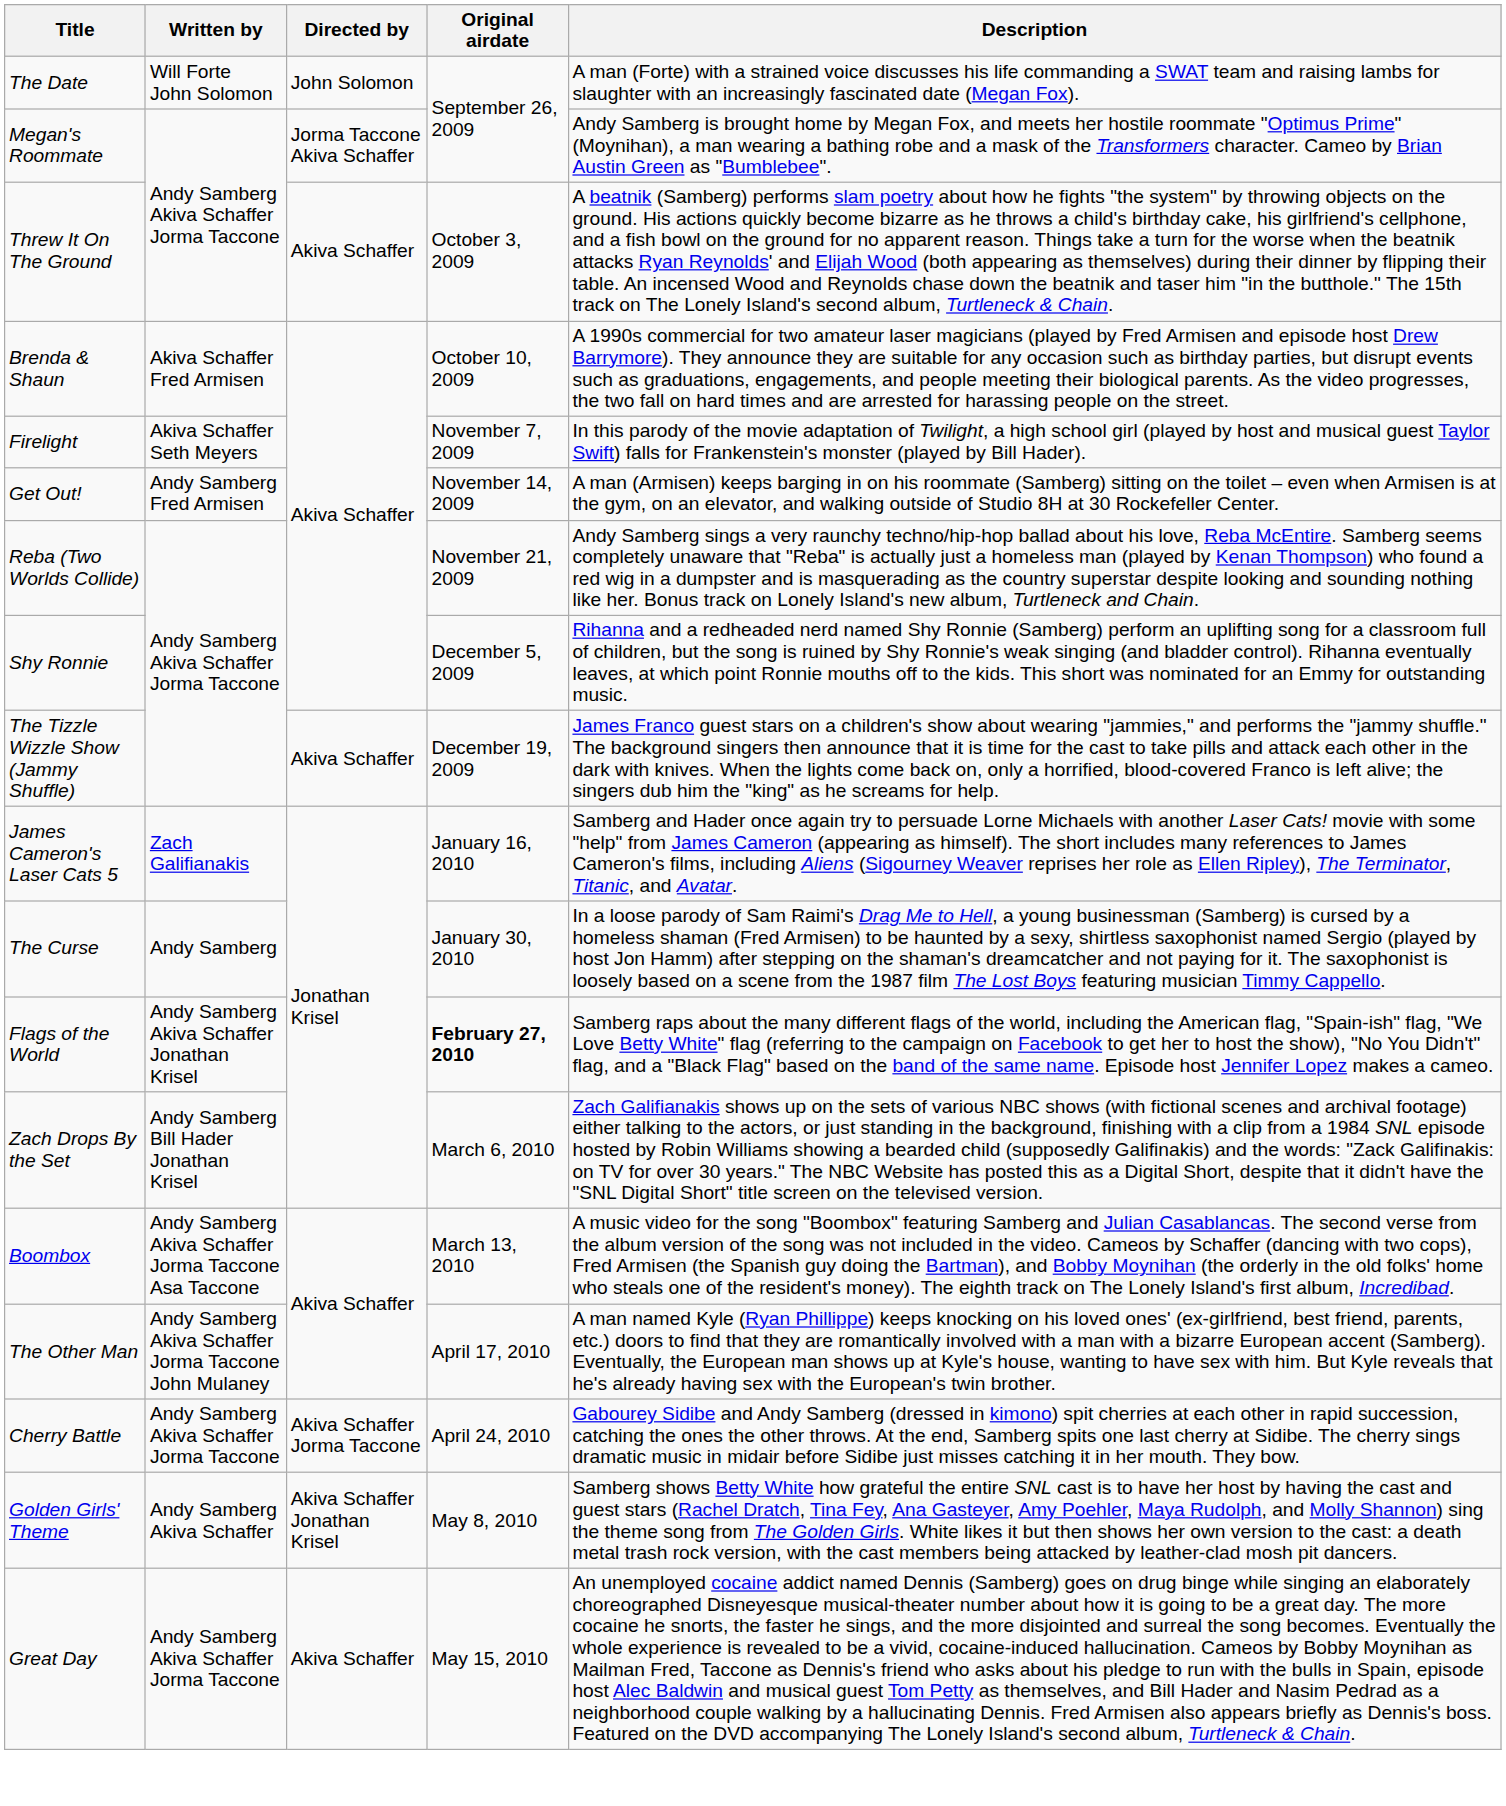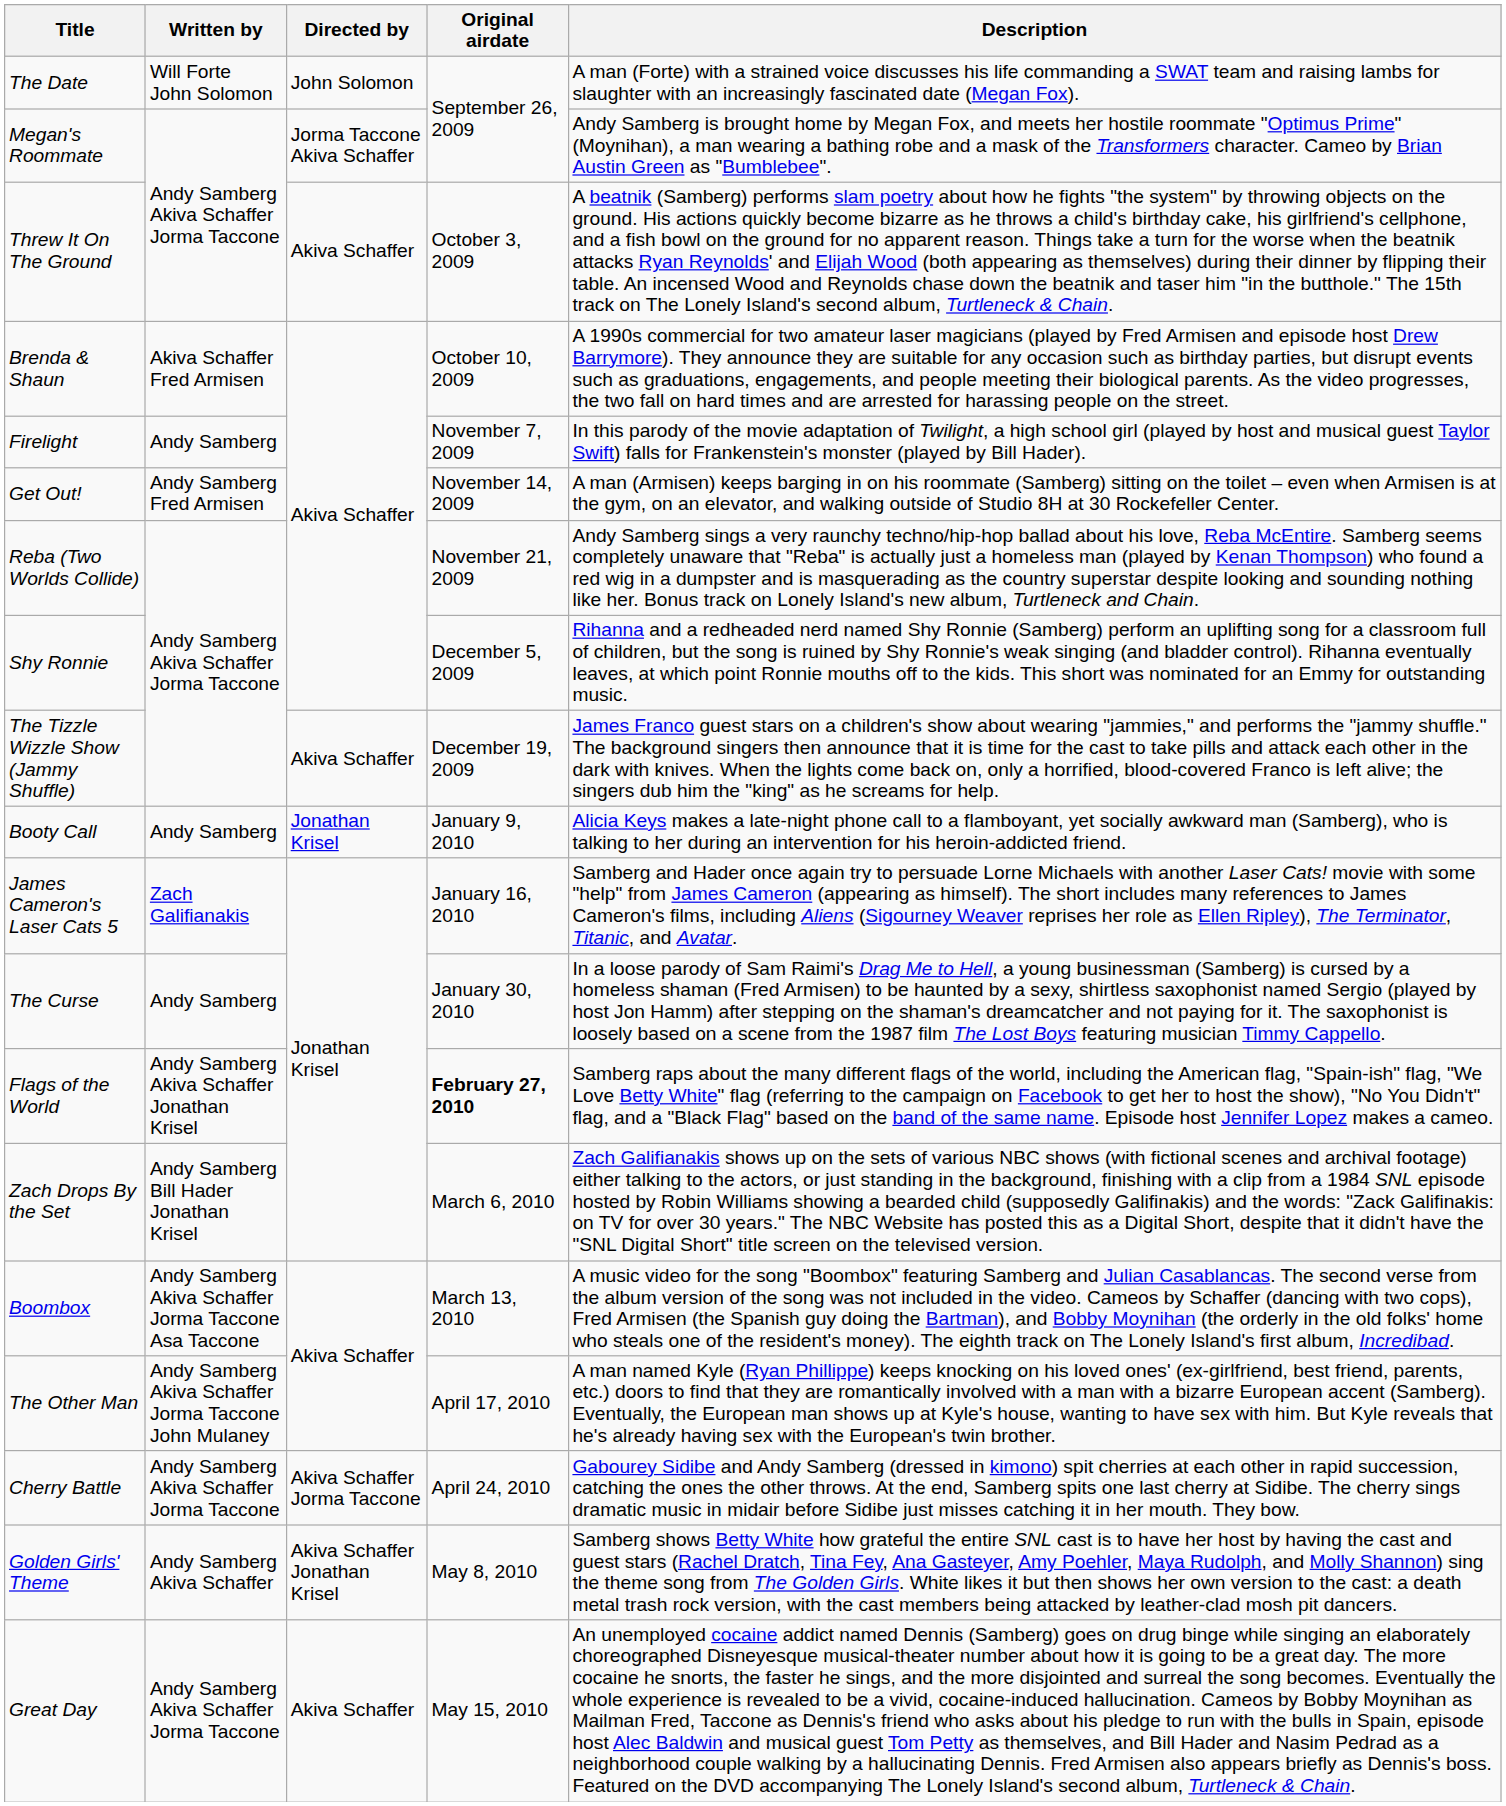(212, 441) Akiva Schaffer Seth Meyers -> (213, 441) Andy Samberg
+ row: (53, 831)
